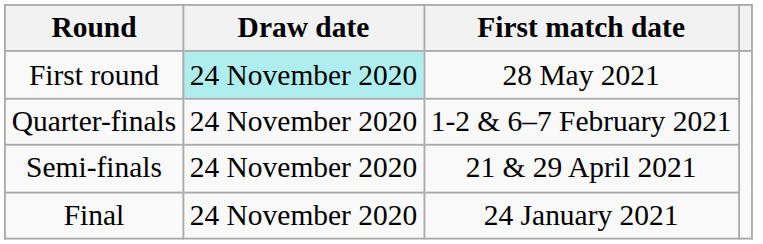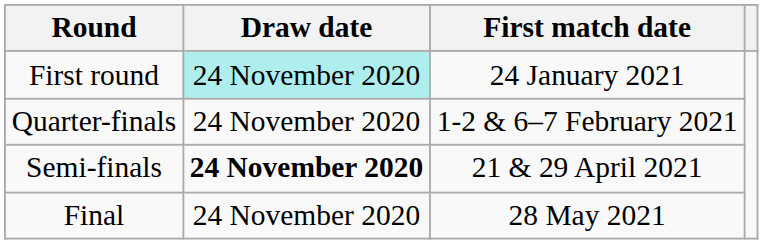(581, 74) 28 May 2021 -> (587, 74) 24 January 2021
(303, 167) normal -> (306, 167) bold
(581, 214) 24 January 2021 -> (587, 214) 28 May 2021
